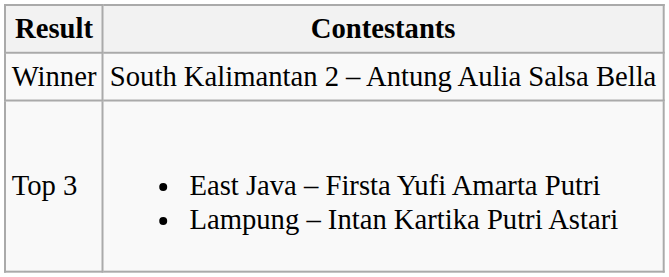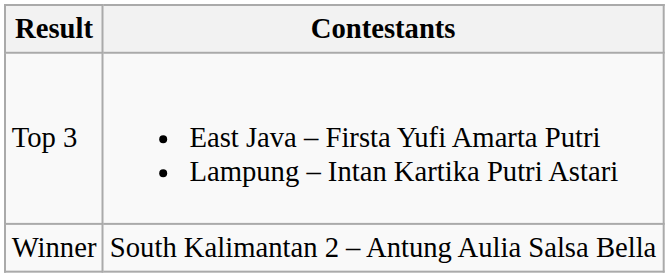rows swapped: (54, 75) <-> (45, 185)
